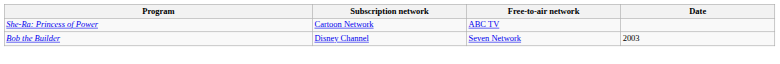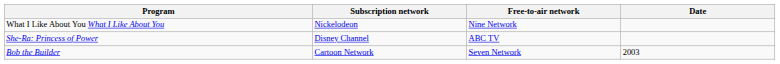+ row: (85, 25)
(344, 25) Cartoon Network -> (342, 38) Disney Channel
(342, 38) Disney Channel -> (344, 52) Cartoon Network
